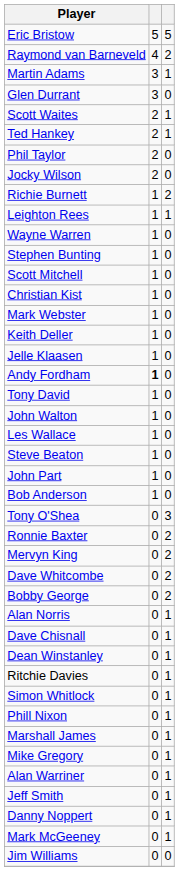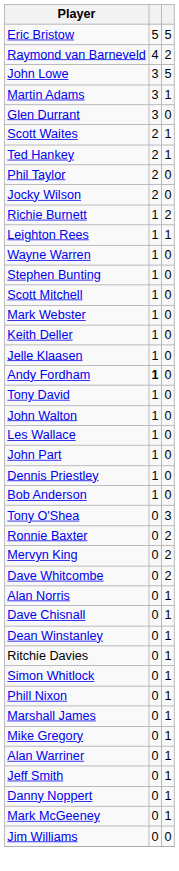+ row: (38, 74)
- row: (45, 295)
- row: (45, 455)
+ row: (53, 475)
- row: (48, 595)
